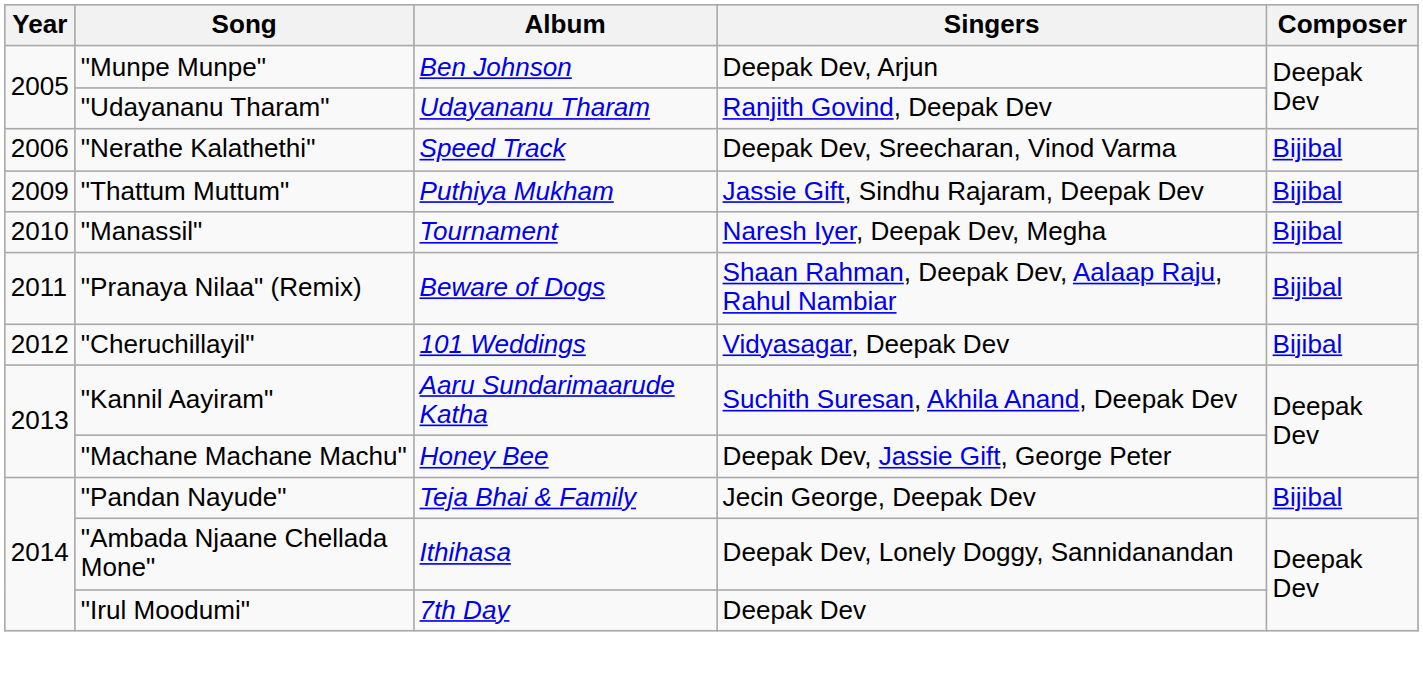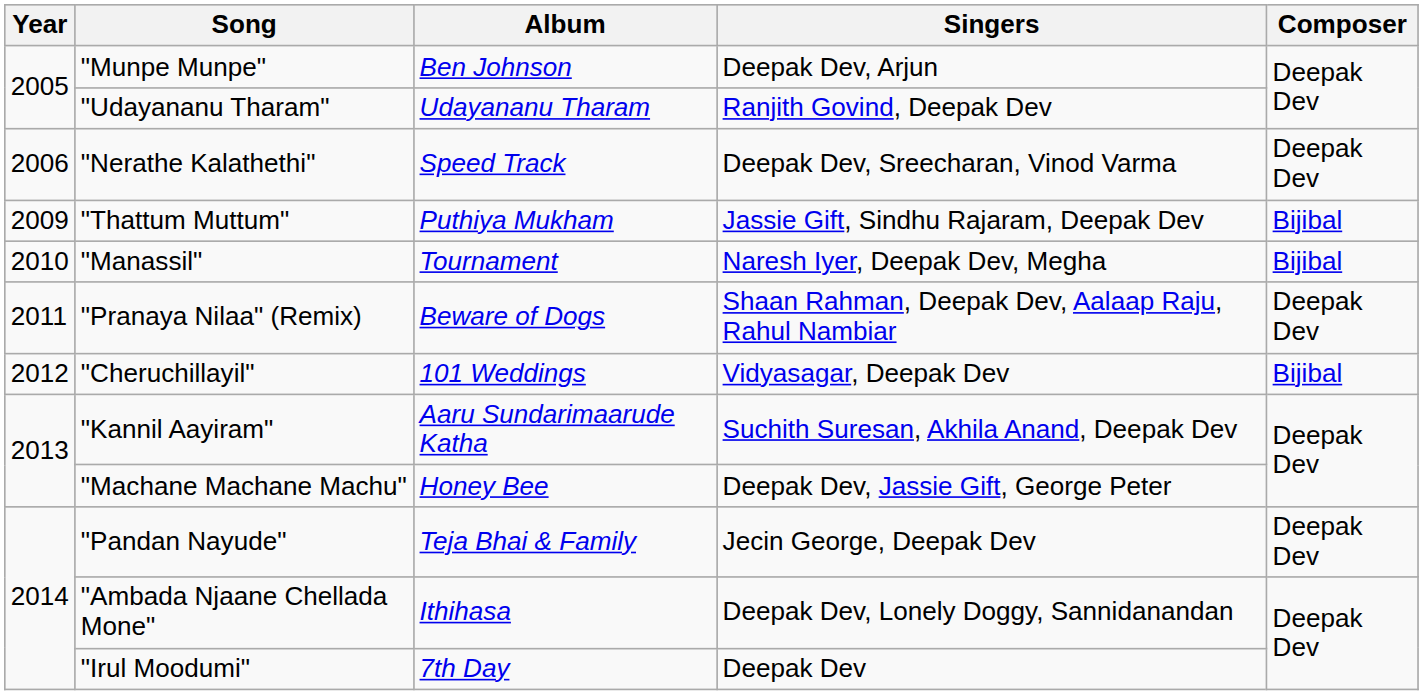(1307, 149) Bijibal -> (1318, 163) Deepak Dev
(1307, 288) Bijibal -> (1318, 317) Deepak Dev
(1307, 497) Bijibal -> (1318, 541) Deepak Dev
